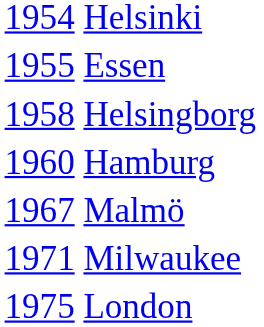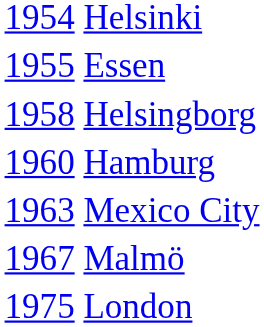+ row: (132, 210)
- row: (123, 258)
